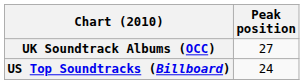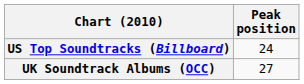rows swapped: (119, 49) <-> (119, 69)
